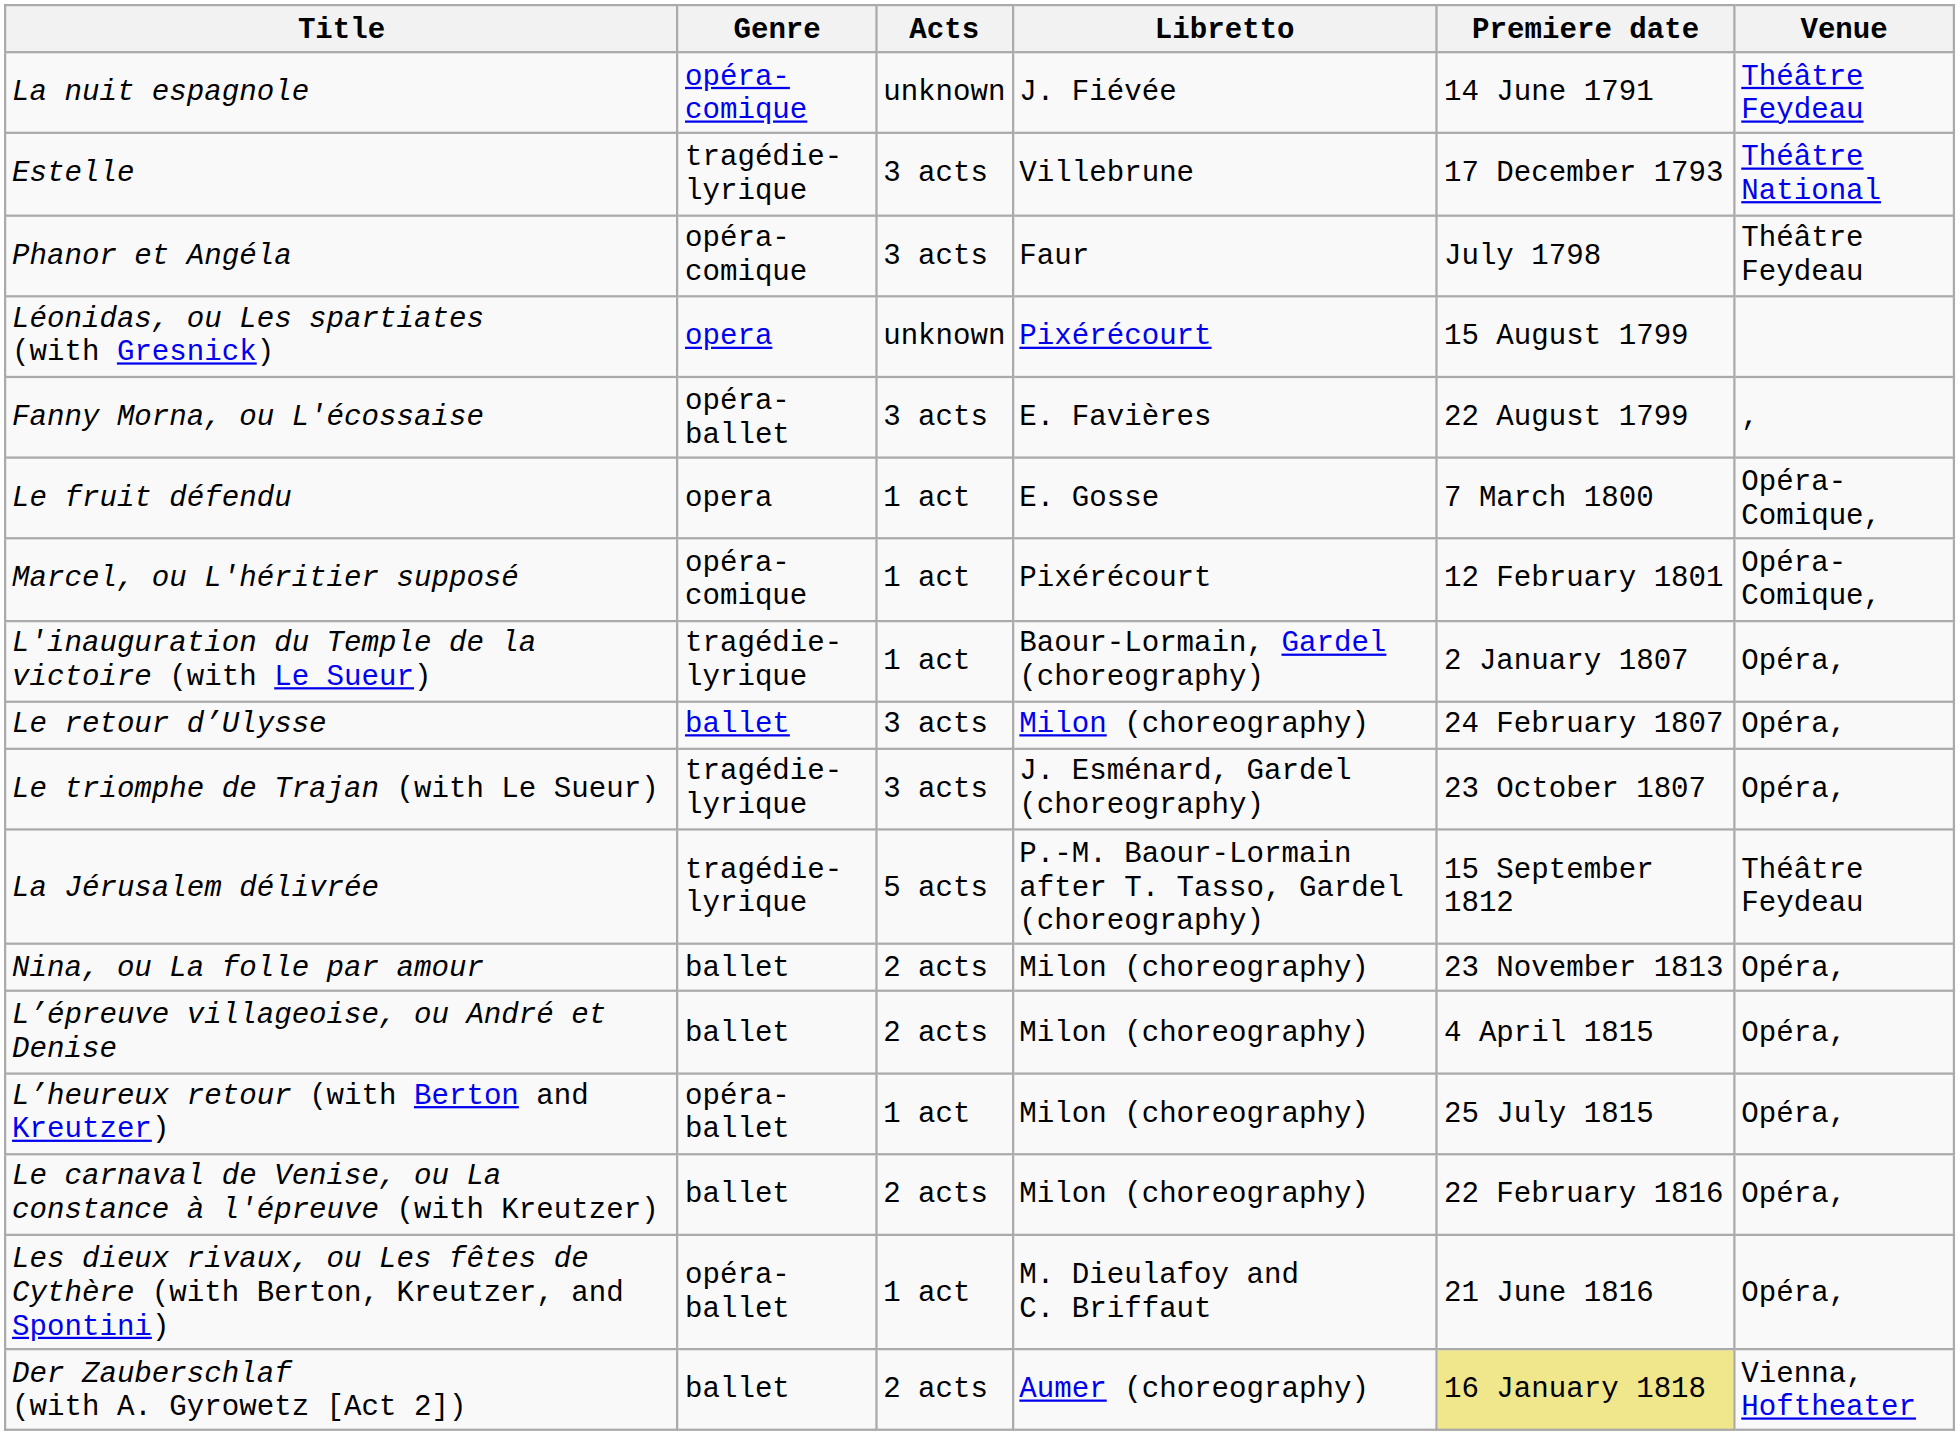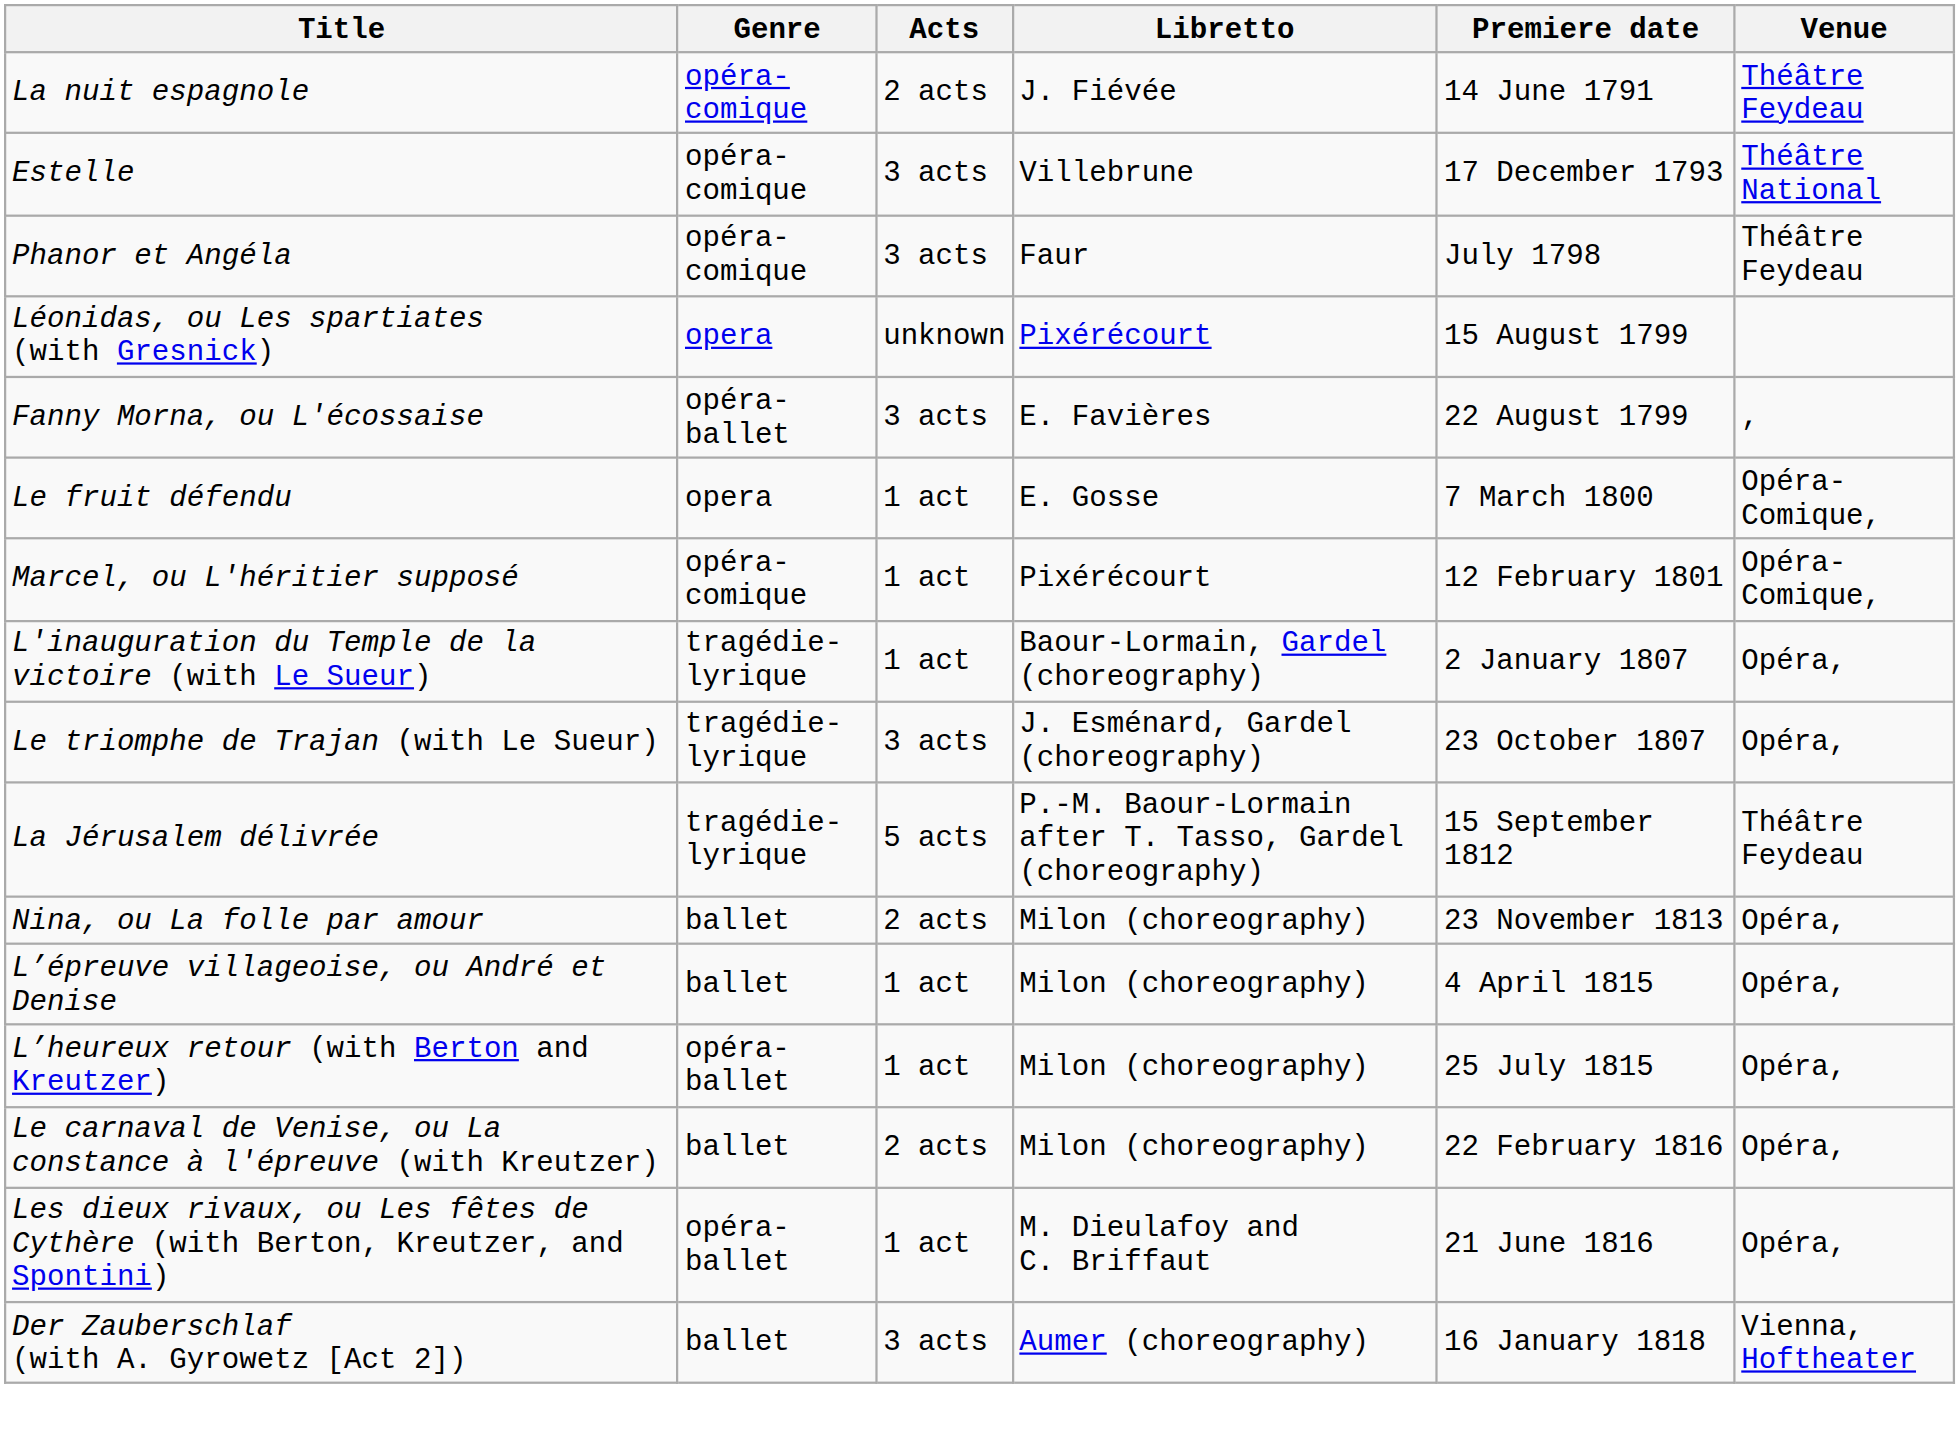(944, 93) unknown -> (936, 93) 2 acts
(764, 174) tragédie-lyrique -> (746, 174) opéra-comique
- row: (169, 725)
(936, 1032) 2 acts -> (927, 985) 1 act
(936, 1390) 2 acts -> (936, 1343) 3 acts
(1575, 1390) khaki background -> (1575, 1343) no background
